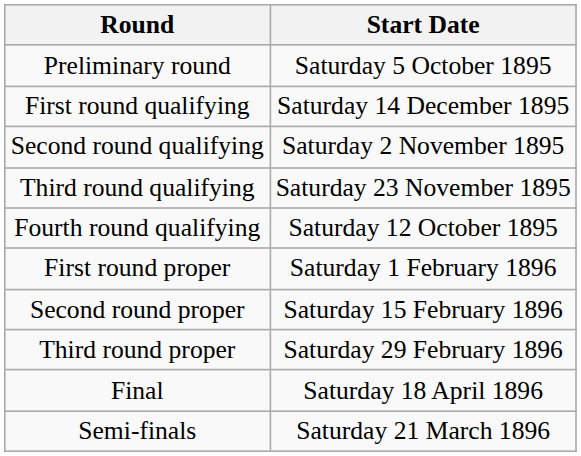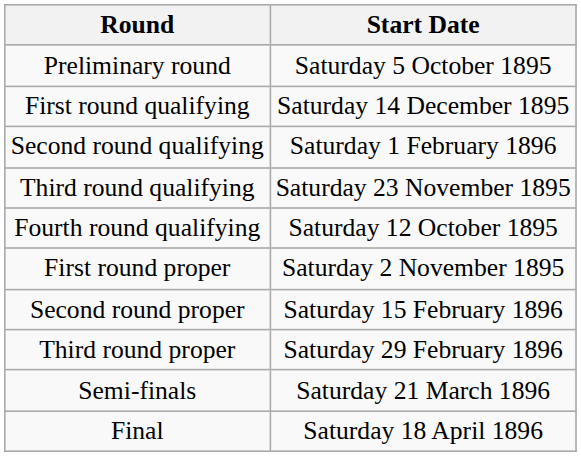(423, 146) Saturday 2 November 1895 -> (423, 146) Saturday 1 February 1896
(423, 268) Saturday 1 February 1896 -> (423, 268) Saturday 2 November 1895
rows swapped: (137, 430) <-> (137, 390)
